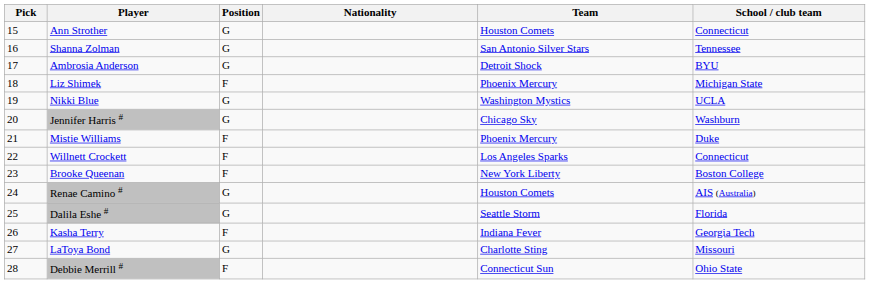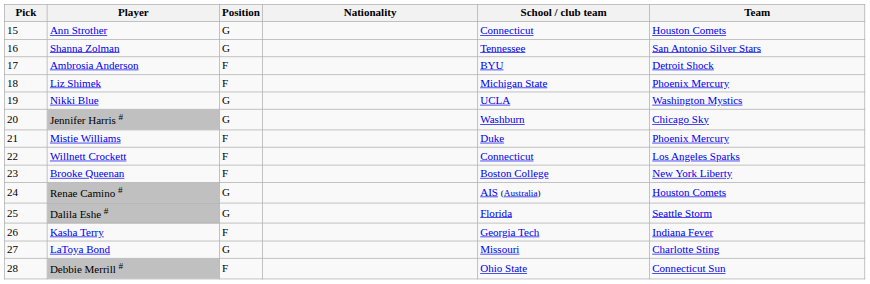columns swapped: (585, 13) <-> (779, 13)
(226, 65) G -> (225, 65) F
